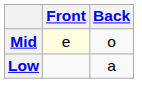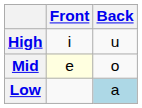+ row: (25, 41)
(112, 66) no background -> (115, 90) lightblue background
